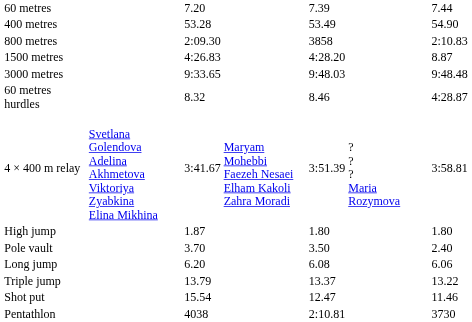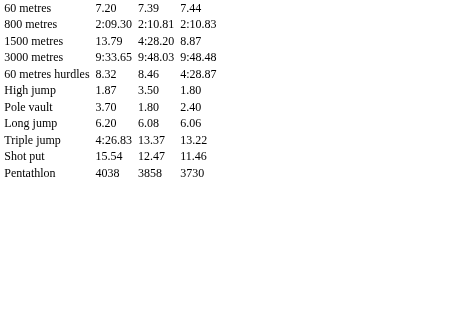- row: (31, 24)
(321, 41) 3858 -> (156, 24) 2:10.81
(202, 57) 4:26.83 -> (109, 41) 13.79
- row: (42, 167)
(319, 231) 1.80 -> (148, 90) 3.50
(319, 248) 3.50 -> (148, 107) 1.80
(198, 281) 13.79 -> (114, 140) 4:26.83
(327, 314) 2:10.81 -> (150, 173) 3858
